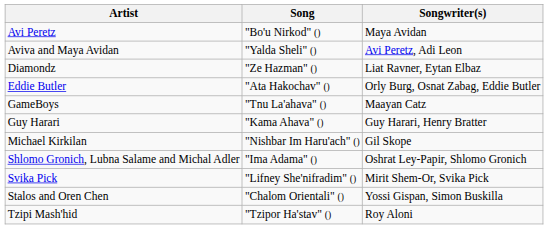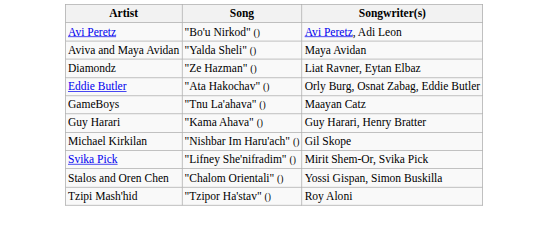(396, 31) Maya Avidan -> (353, 31) Avi Peretz, Adi Leon
(414, 50) Avi Peretz, Adi Leon -> (335, 50) Maya Avidan
- row: (124, 159)
